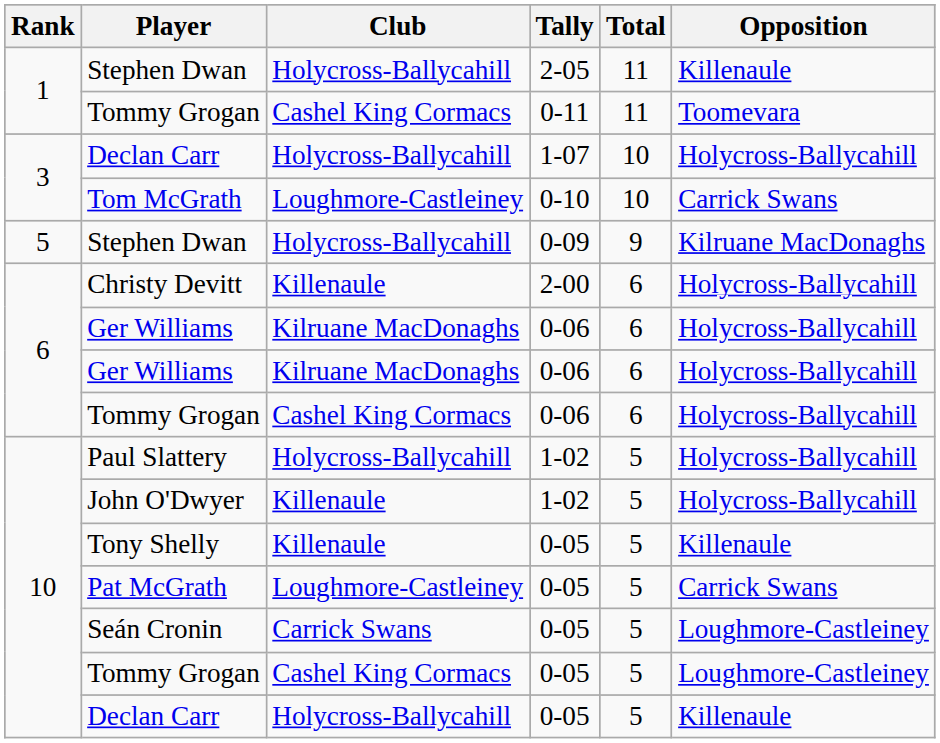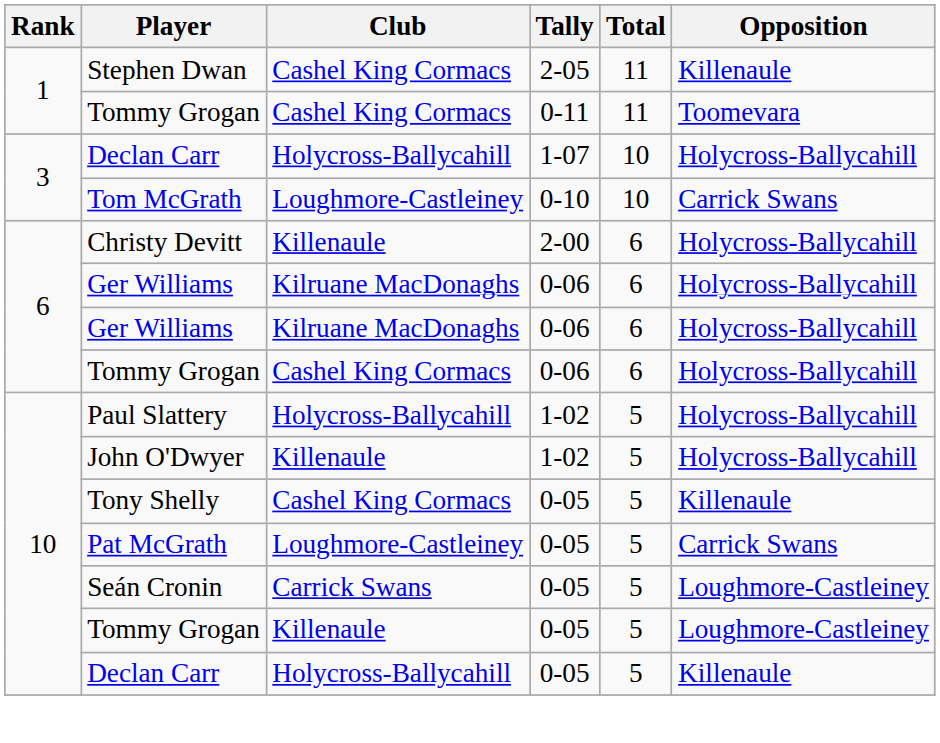(392, 69) Holycross-Ballycahill -> (392, 69) Cashel King Cormacs
- row: (167, 241)
(329, 543) Killenaule -> (392, 500) Cashel King Cormacs
(392, 673) Cashel King Cormacs -> (329, 629) Killenaule
